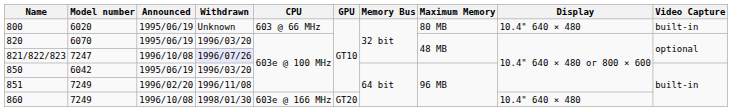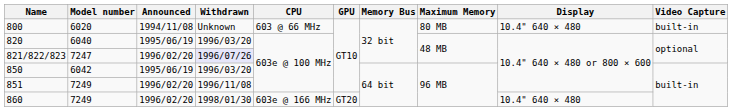(166, 26) 1995/06/19 -> (166, 26) 1994/11/08
(81, 41) 6070 -> (81, 41) 6040
(166, 56) 1996/10/08 -> (166, 56) 1996/02/20
(166, 99) 1996/10/08 -> (166, 99) 1996/02/20
